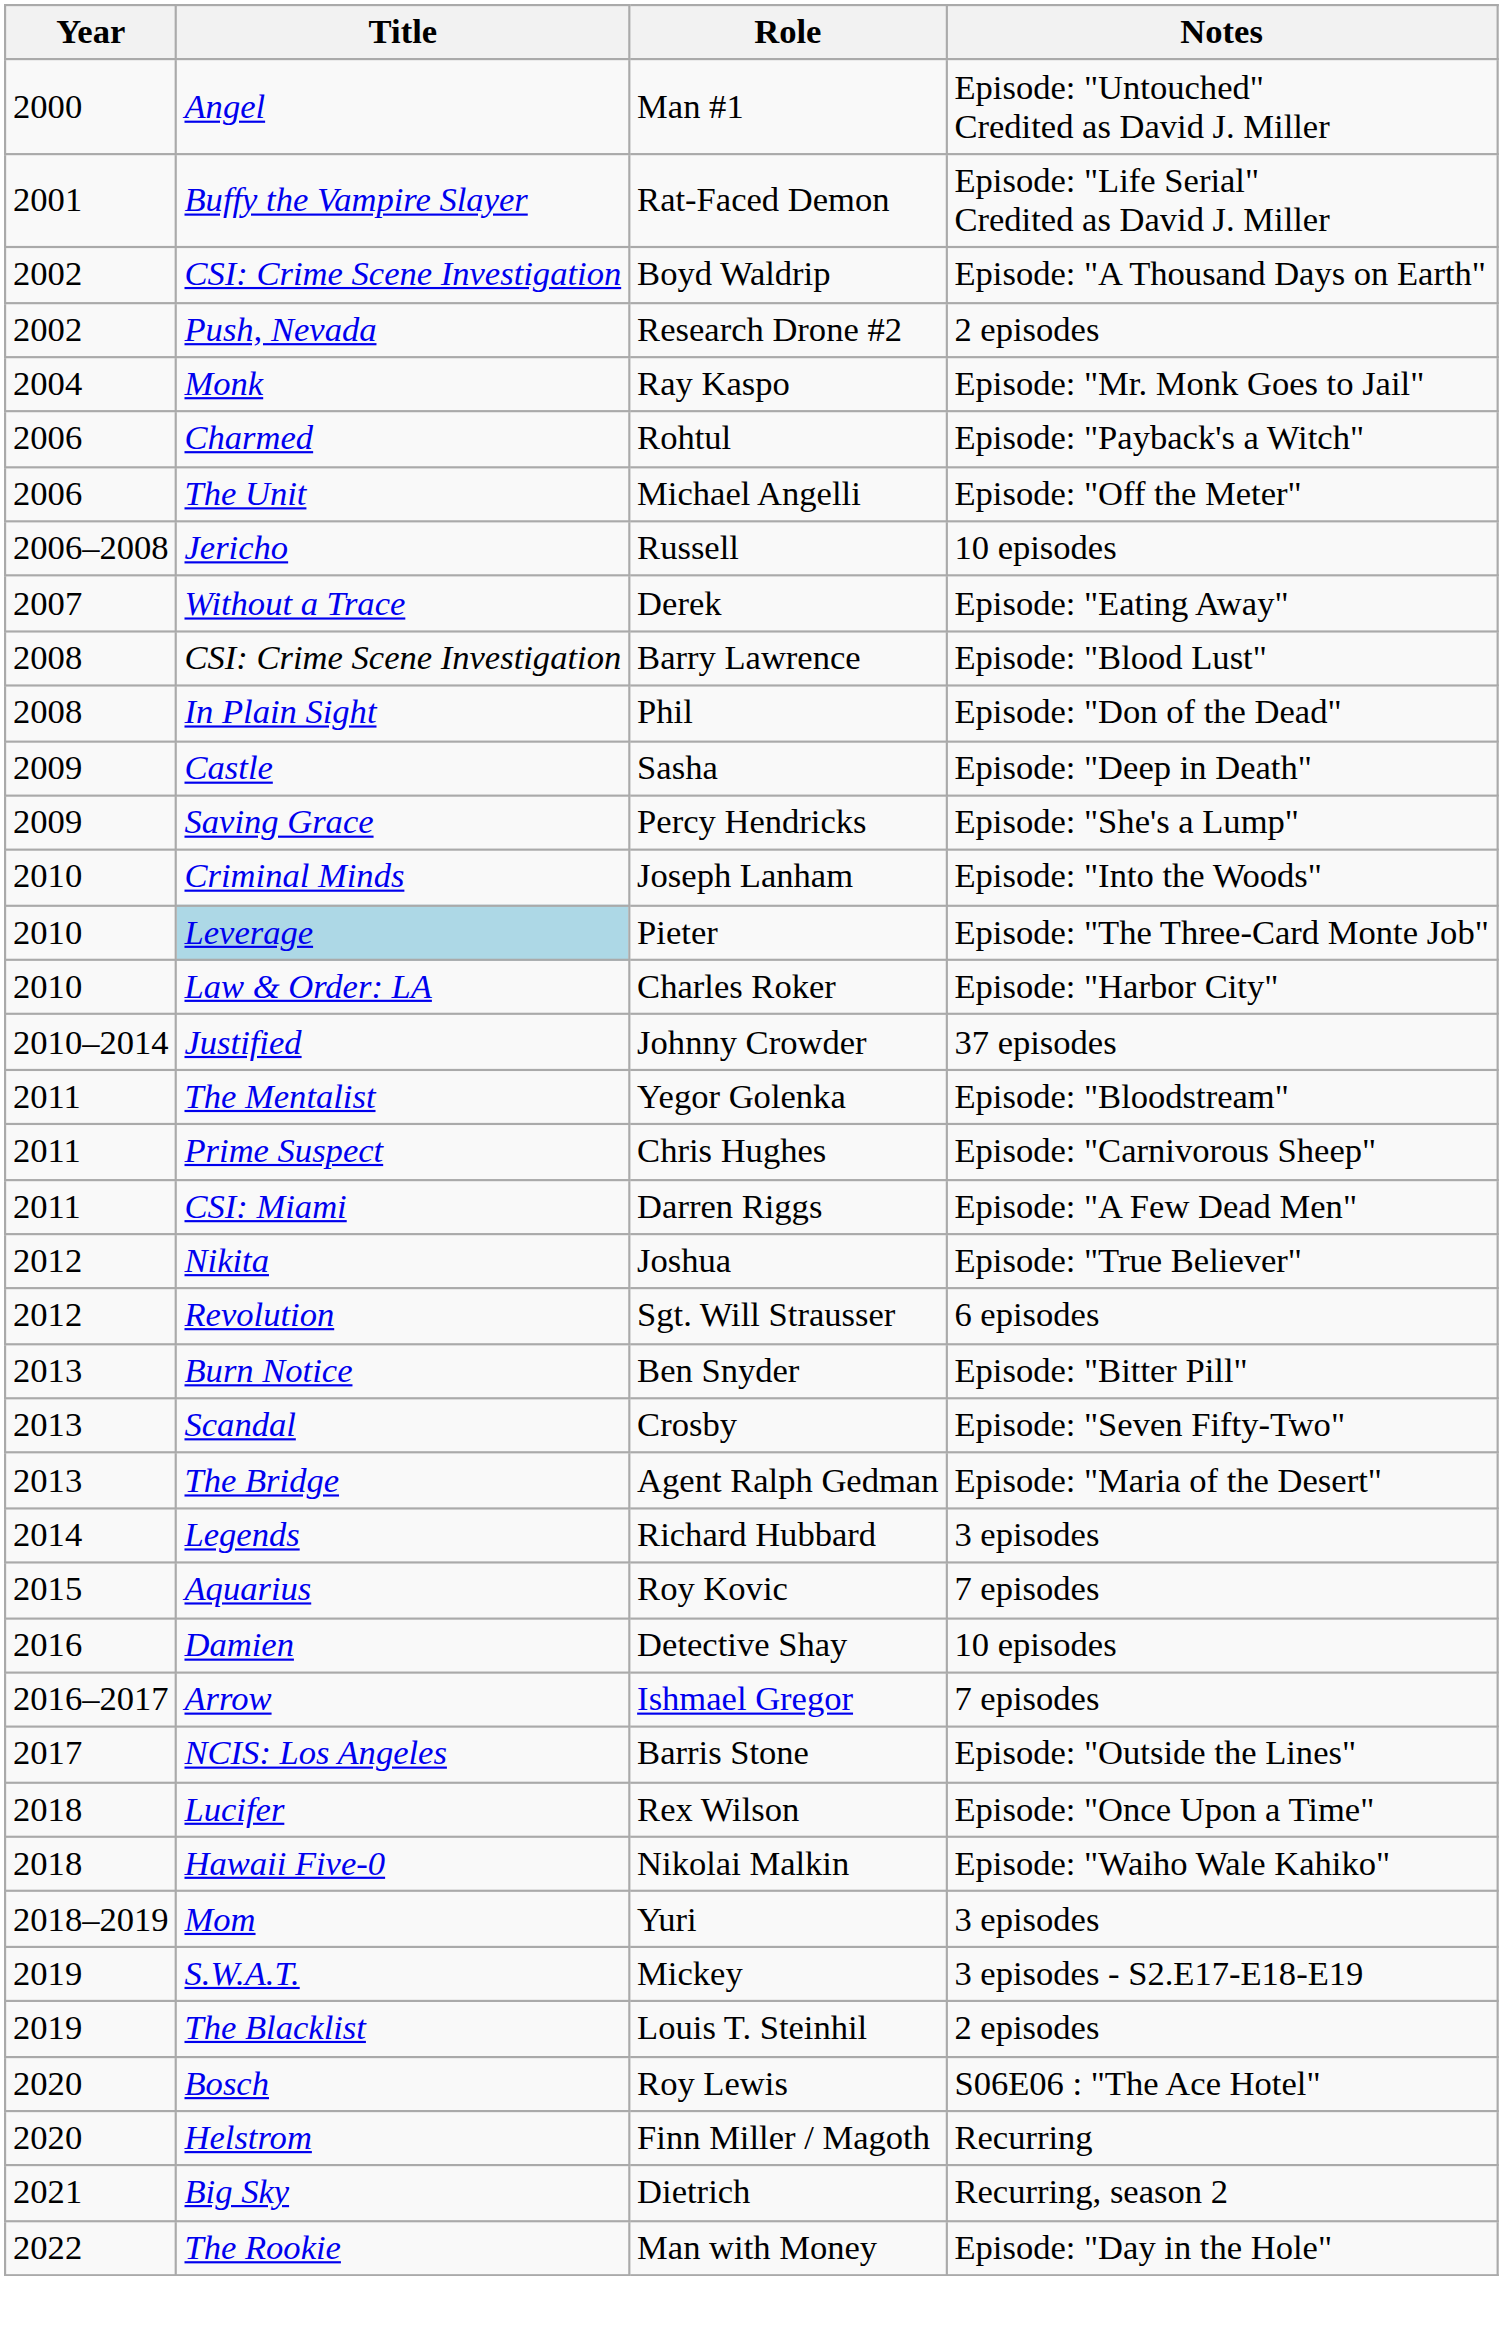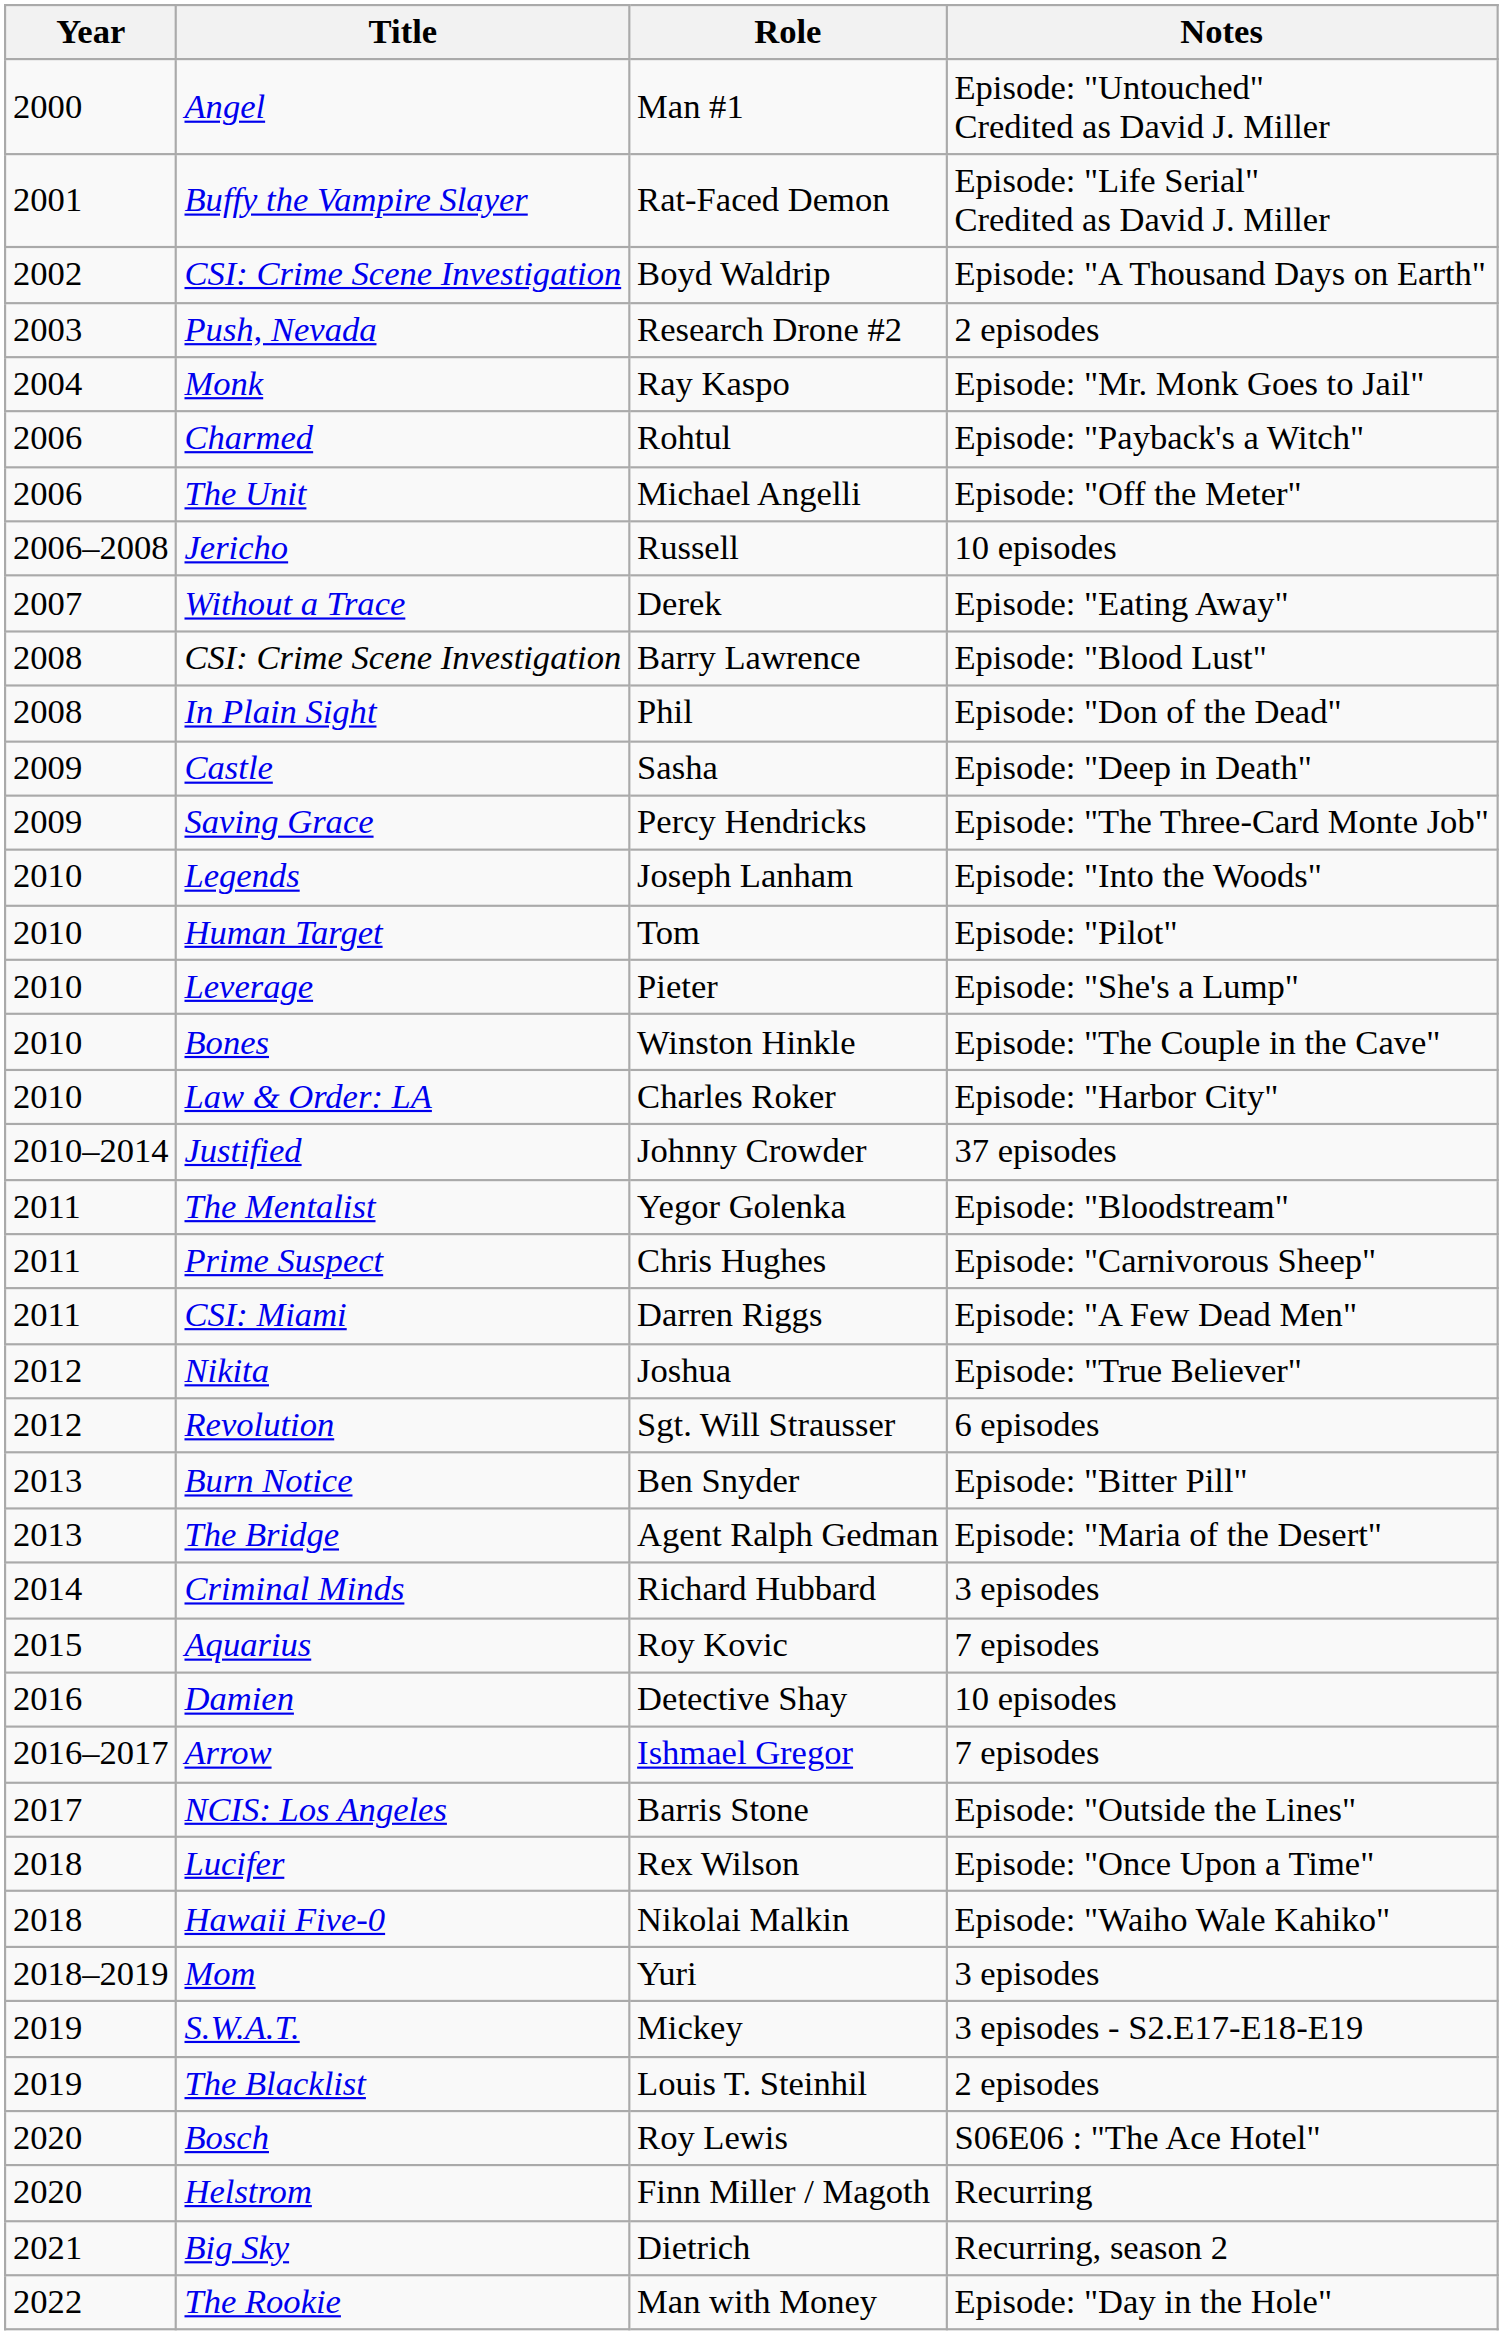(48, 328) 2002 -> (48, 328) 2003
(1127, 822) Episode: "She's a Lump" -> (1222, 822) Episode: "The Three-Card Monte Job"
(294, 877) Criminal Minds -> (242, 877) Legends
+ row: (669, 931)
(249, 931) lightblue background -> (249, 986) no background
(1222, 931) Episode: "The Three-Card Monte Job" -> (1127, 986) Episode: "She's a Lump"
+ row: (746, 1041)
- row: (687, 1425)
(242, 1534) Legends -> (294, 1589) Criminal Minds
